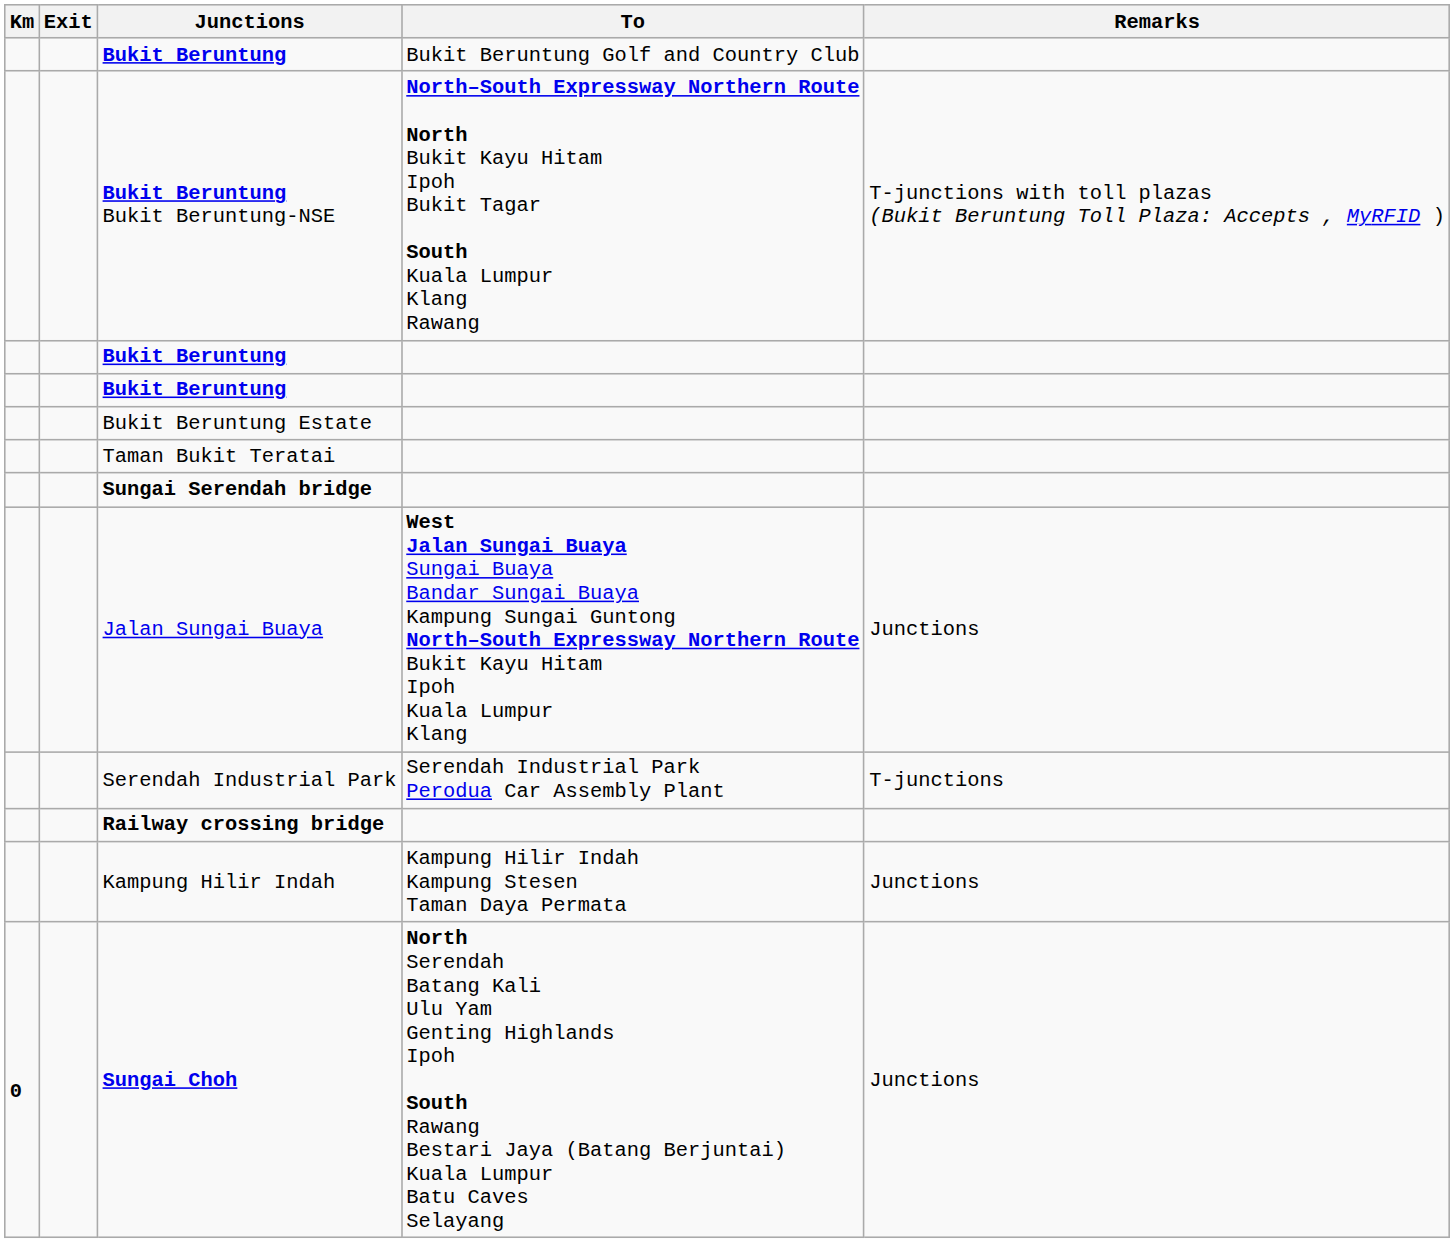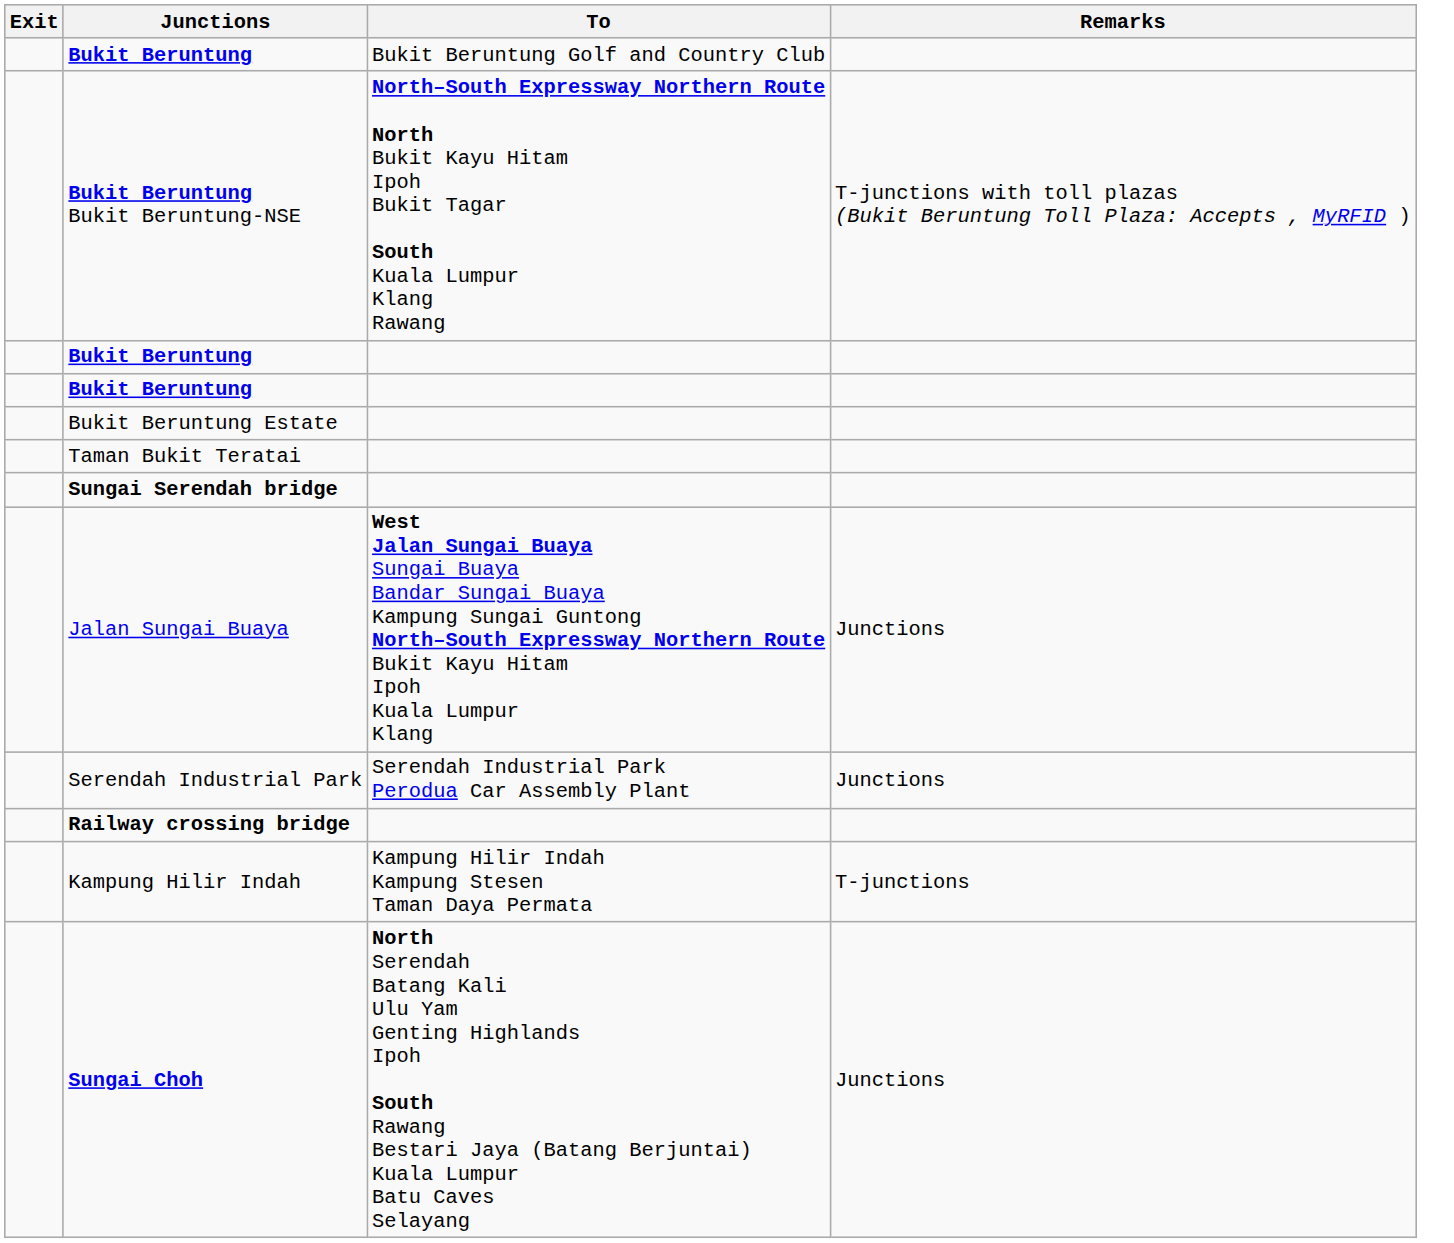- column: (22, 21)
(937, 780) T-junctions -> (890, 780) Junctions
(924, 882) Junctions -> (902, 882) T-junctions
